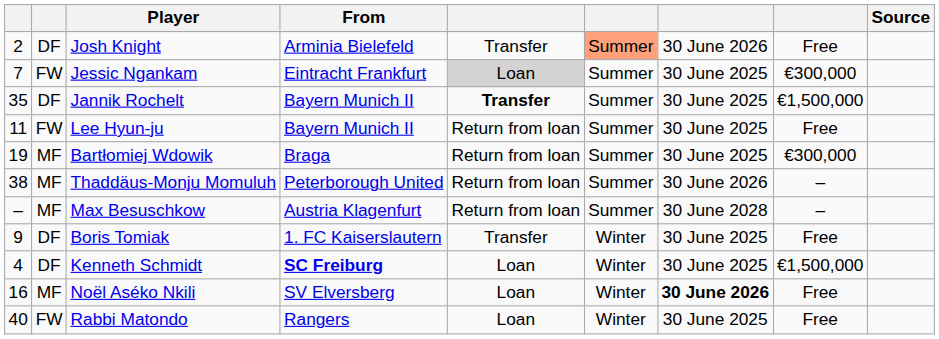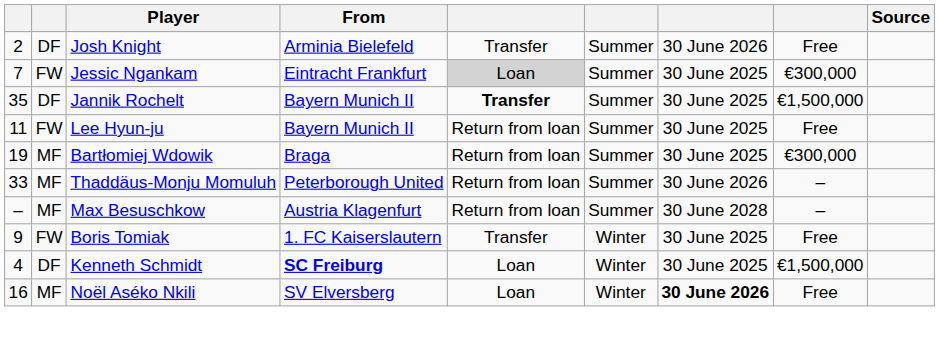(621, 45) lightsalmon background -> (621, 45) no background
(18, 182) 38 -> (18, 182) 33
(49, 237) DF -> (49, 237) FW
- row: (129, 319)
